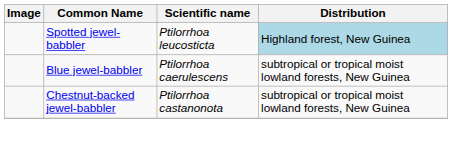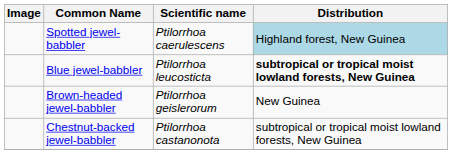(187, 38) Ptilorrhoa leucosticta -> (190, 38) Ptilorrhoa caerulescens
(194, 70) Ptilorrhoa caerulescens -> (183, 70) Ptilorrhoa leucosticta
(335, 70) normal -> (335, 70) bold
+ row: (84, 102)
